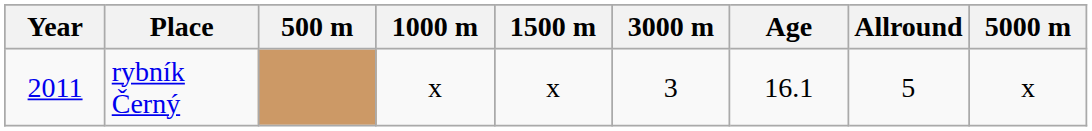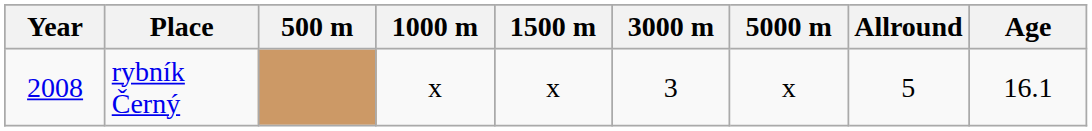columns swapped: (1028, 26) <-> (789, 26)
(55, 86) 2011 -> (55, 86) 2008
